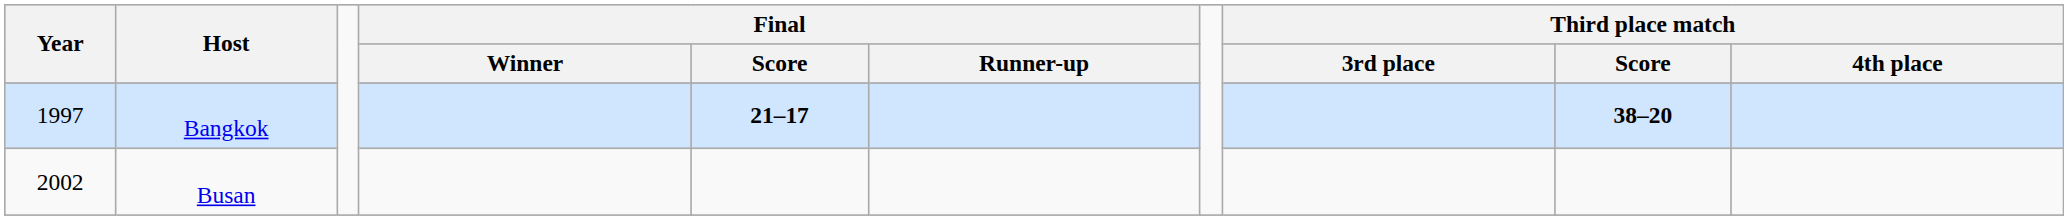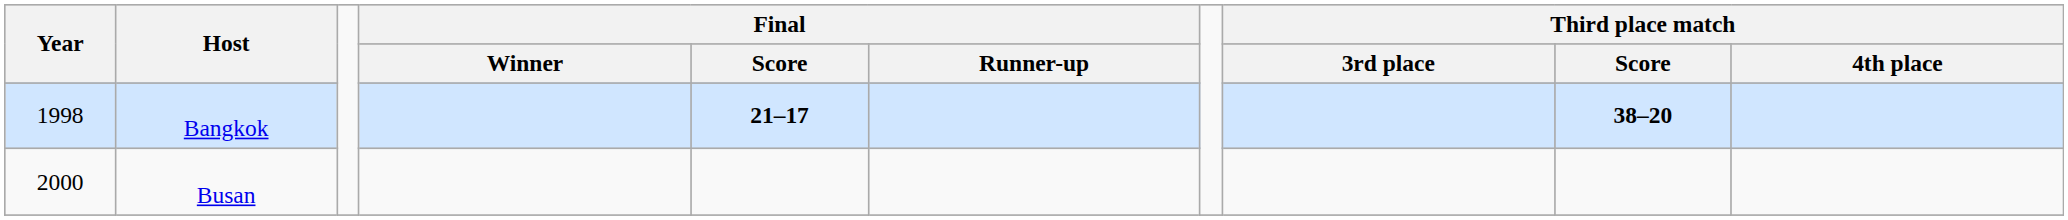(60, 115) 1997 -> (60, 115) 1998
(60, 181) 2002 -> (60, 181) 2000
